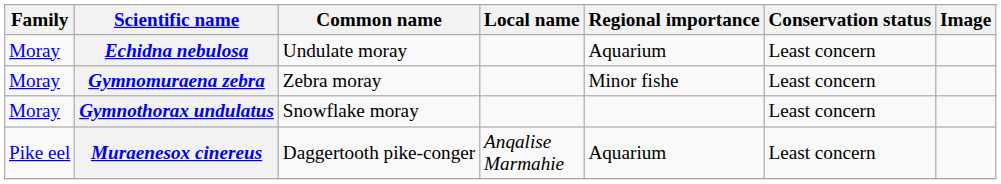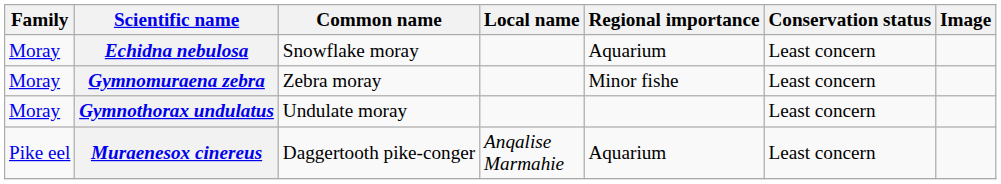(345, 50) Undulate moray -> (351, 50) Snowflake moray
(351, 111) Snowflake moray -> (345, 111) Undulate moray
